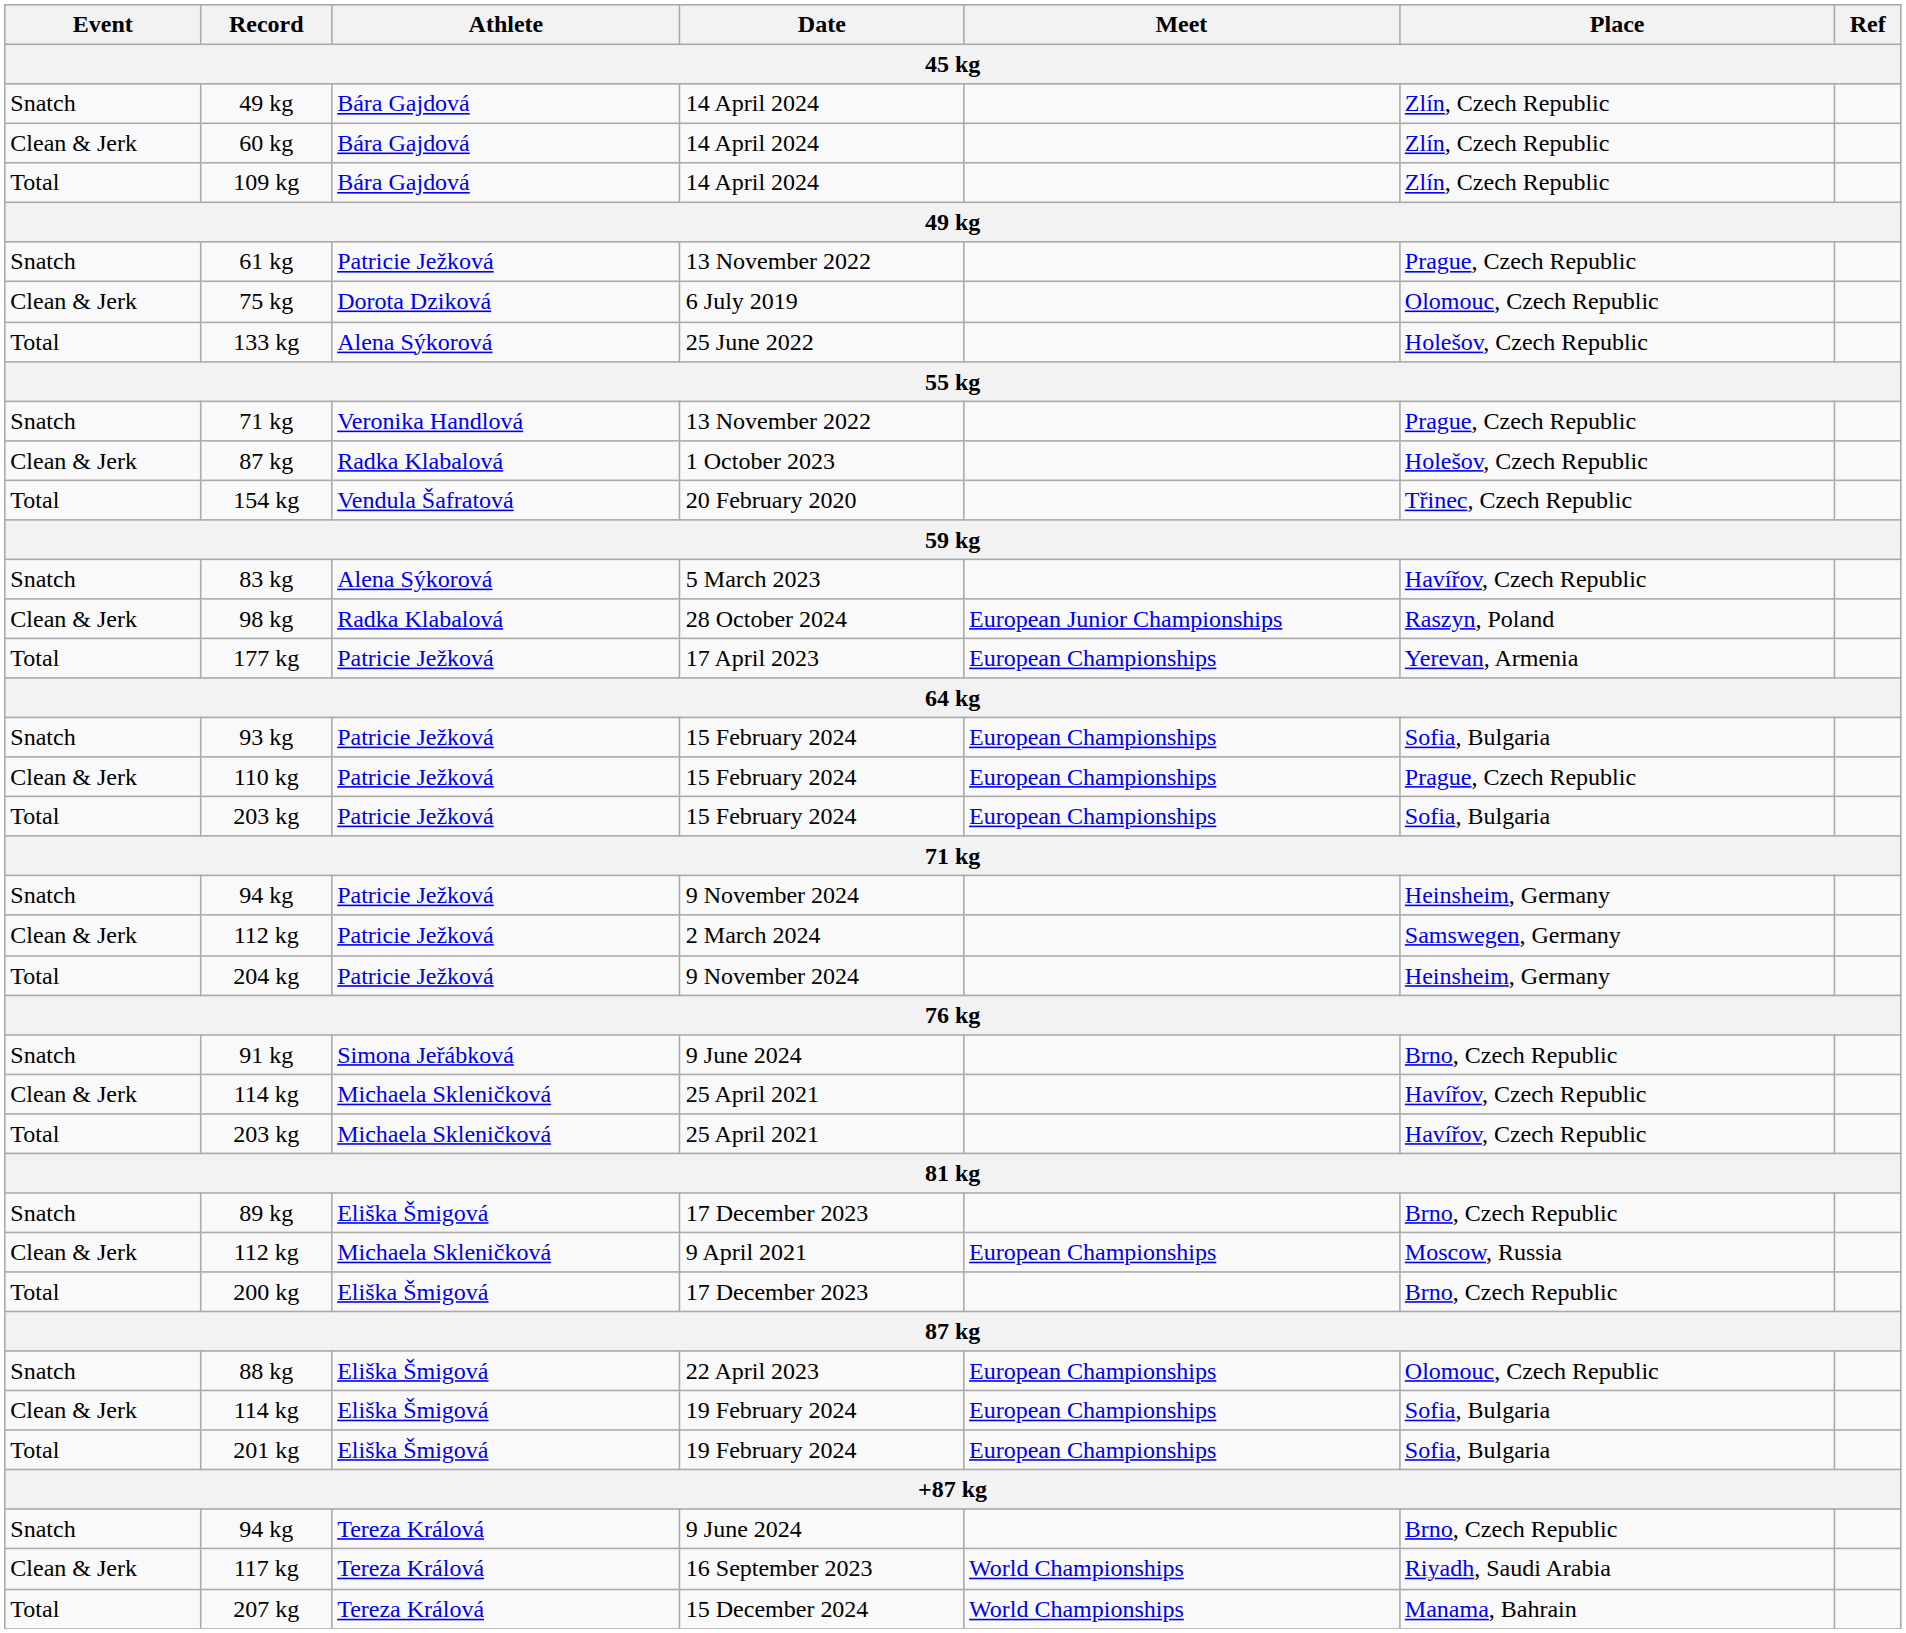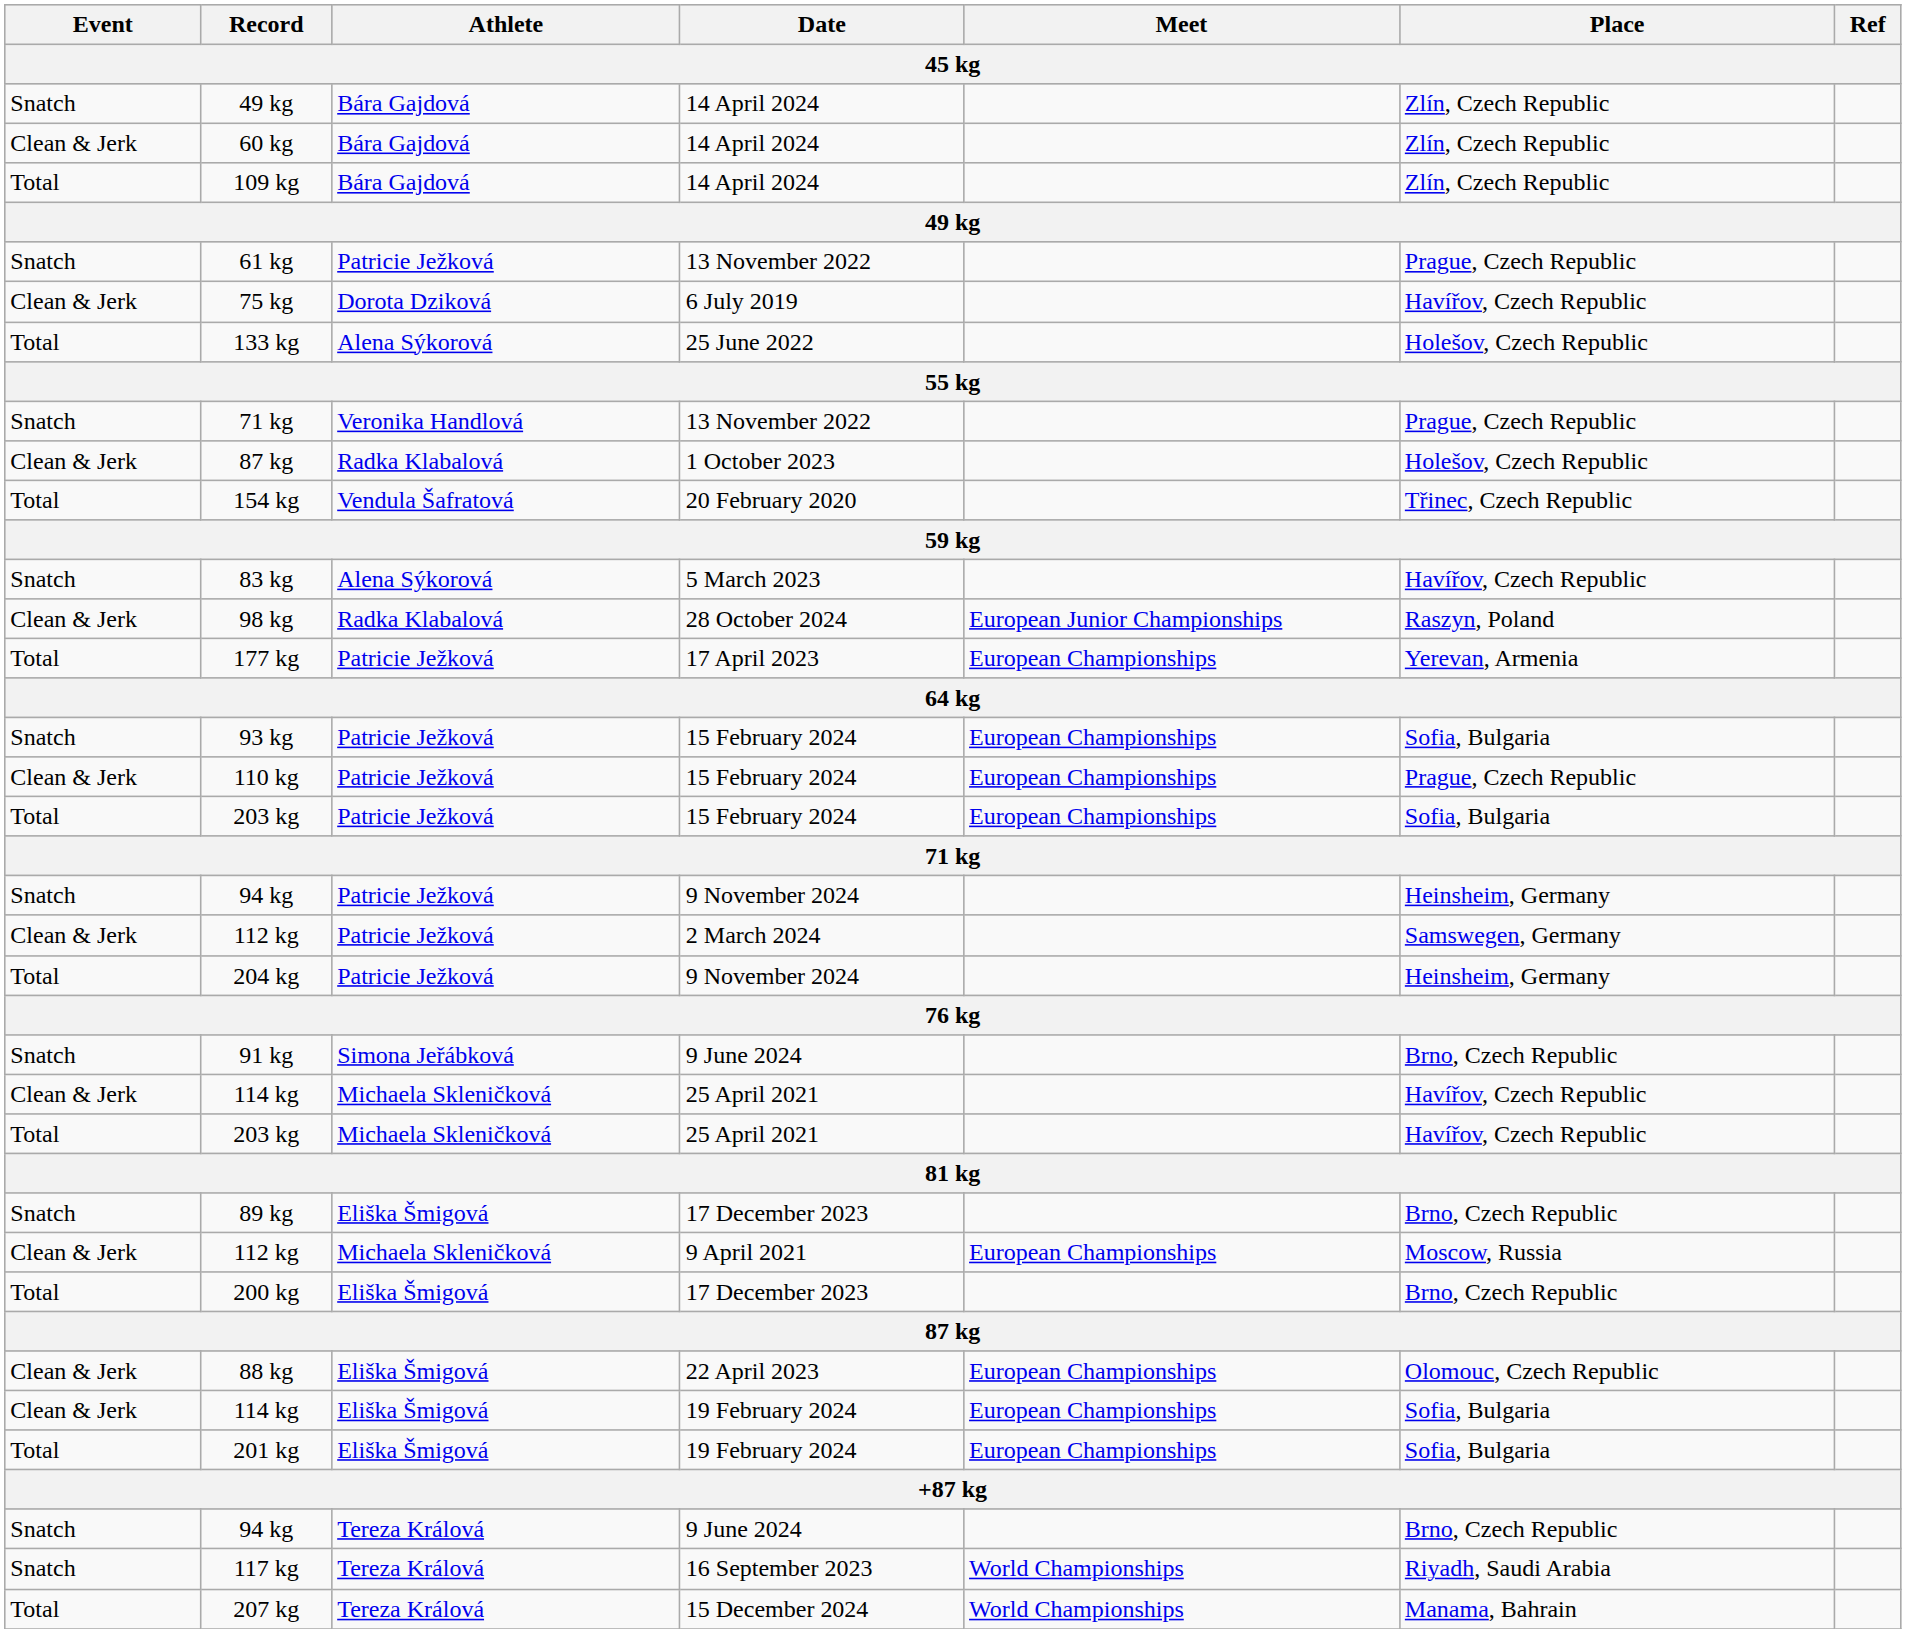(1532, 301) Olomouc, Czech Republic -> (1526, 301) Havířov, Czech Republic
(43, 1370) Snatch -> (74, 1370) Clean & Jerk
(74, 1568) Clean & Jerk -> (43, 1568) Snatch
